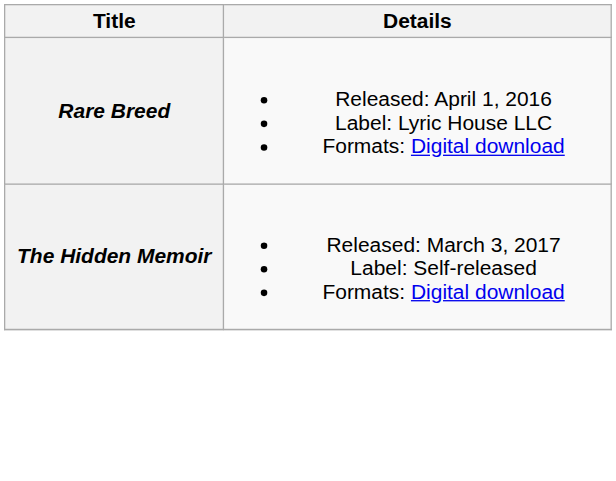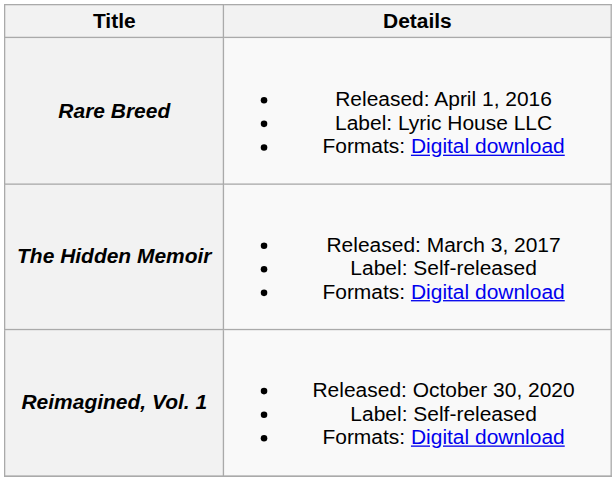+ row: (114, 402)
